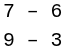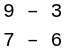rows swapped: (33, 41) <-> (33, 12)
